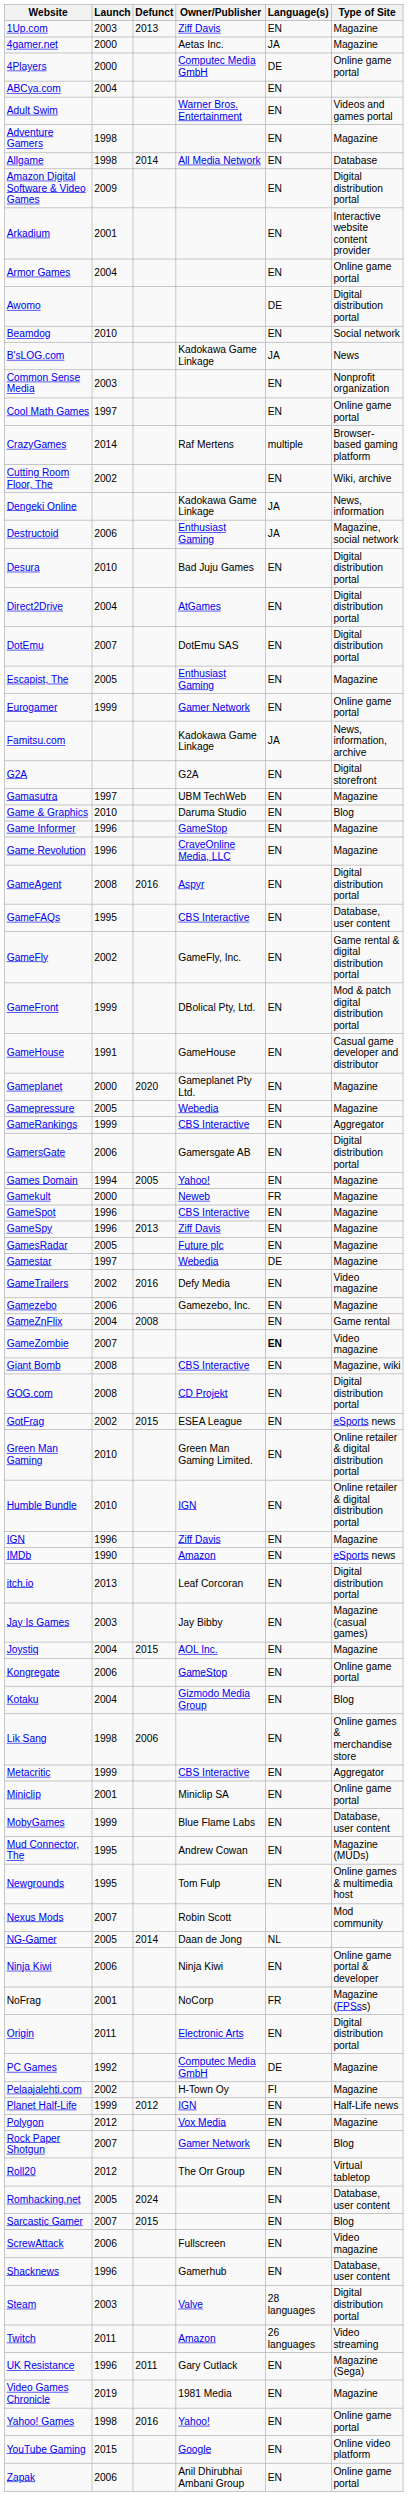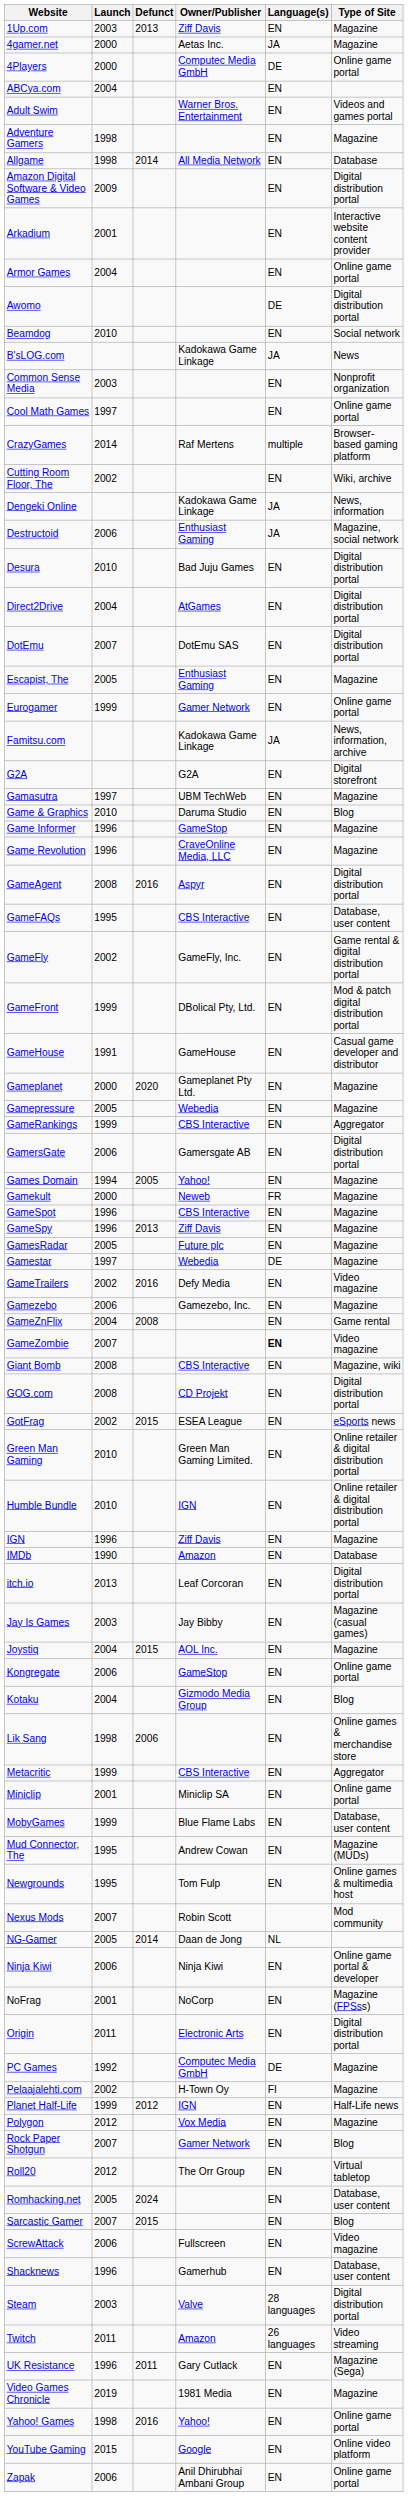(364, 1555) eSports news -> (355, 1555) Database
(275, 2000) FR -> (275, 2000) EN
